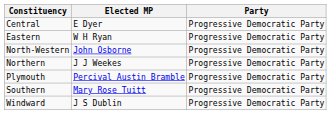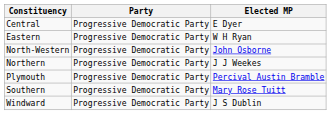columns swapped: (129, 11) <-> (257, 11)
